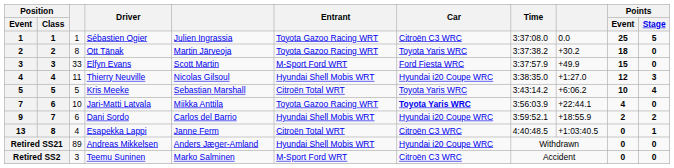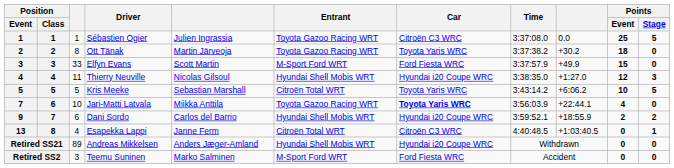(654, 90) 4 -> (654, 90) 5
(430, 157) Citroën C3 WRC -> (432, 157) Ford Fiesta WRC
